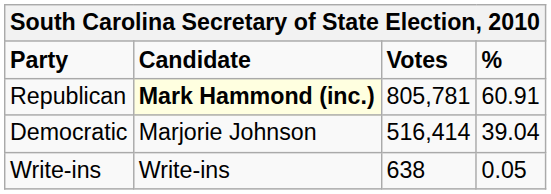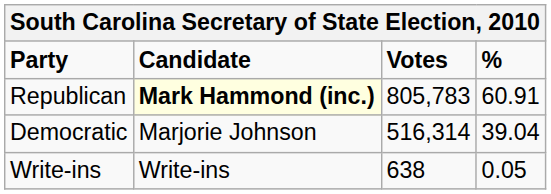(428, 96) 805,781 -> (428, 96) 805,783
(428, 133) 516,414 -> (428, 133) 516,314
